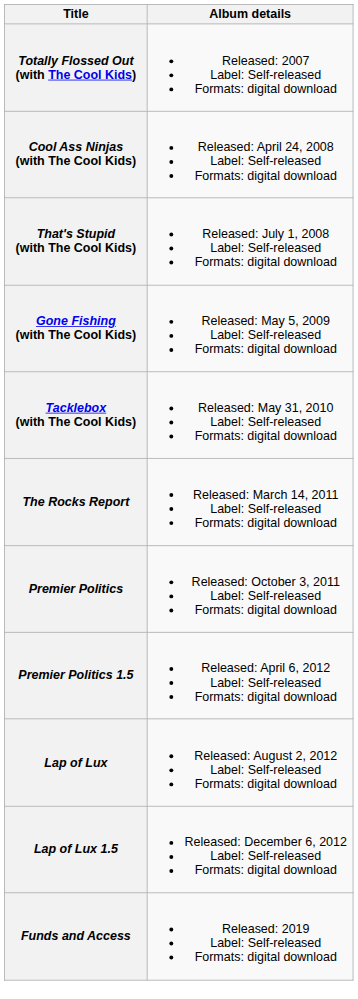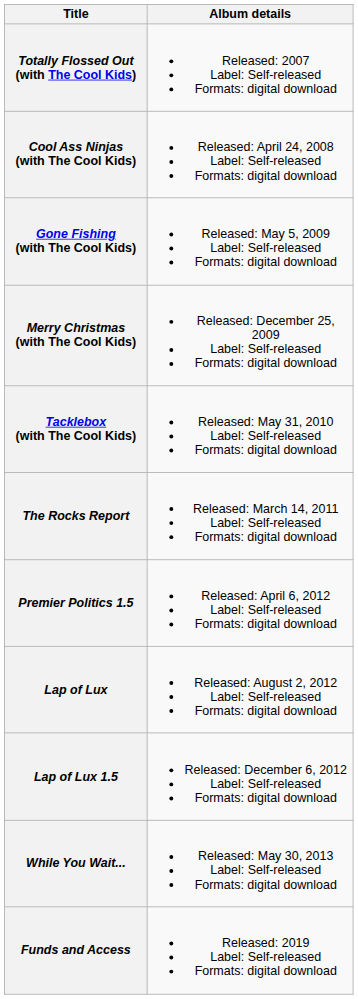- row: (76, 241)
+ row: (76, 335)
- row: (76, 588)
+ row: (76, 863)
